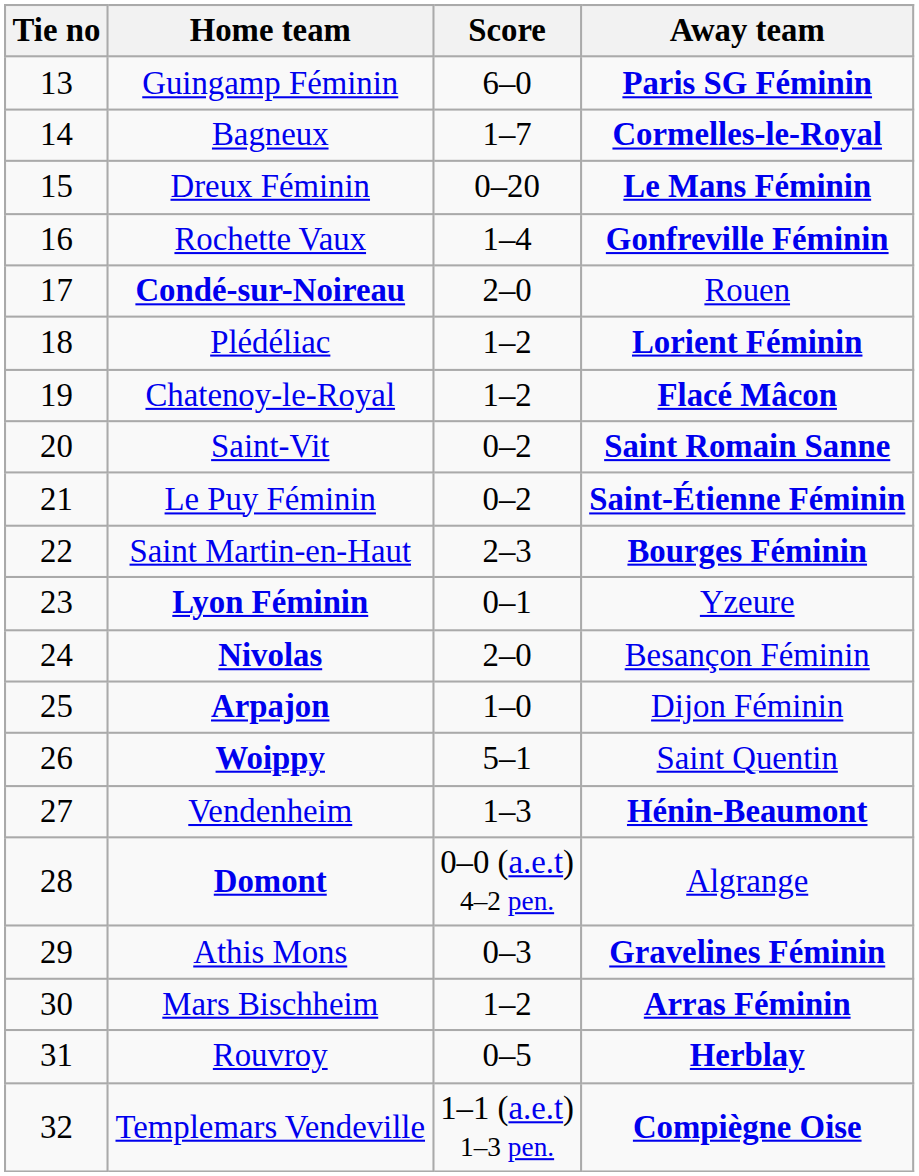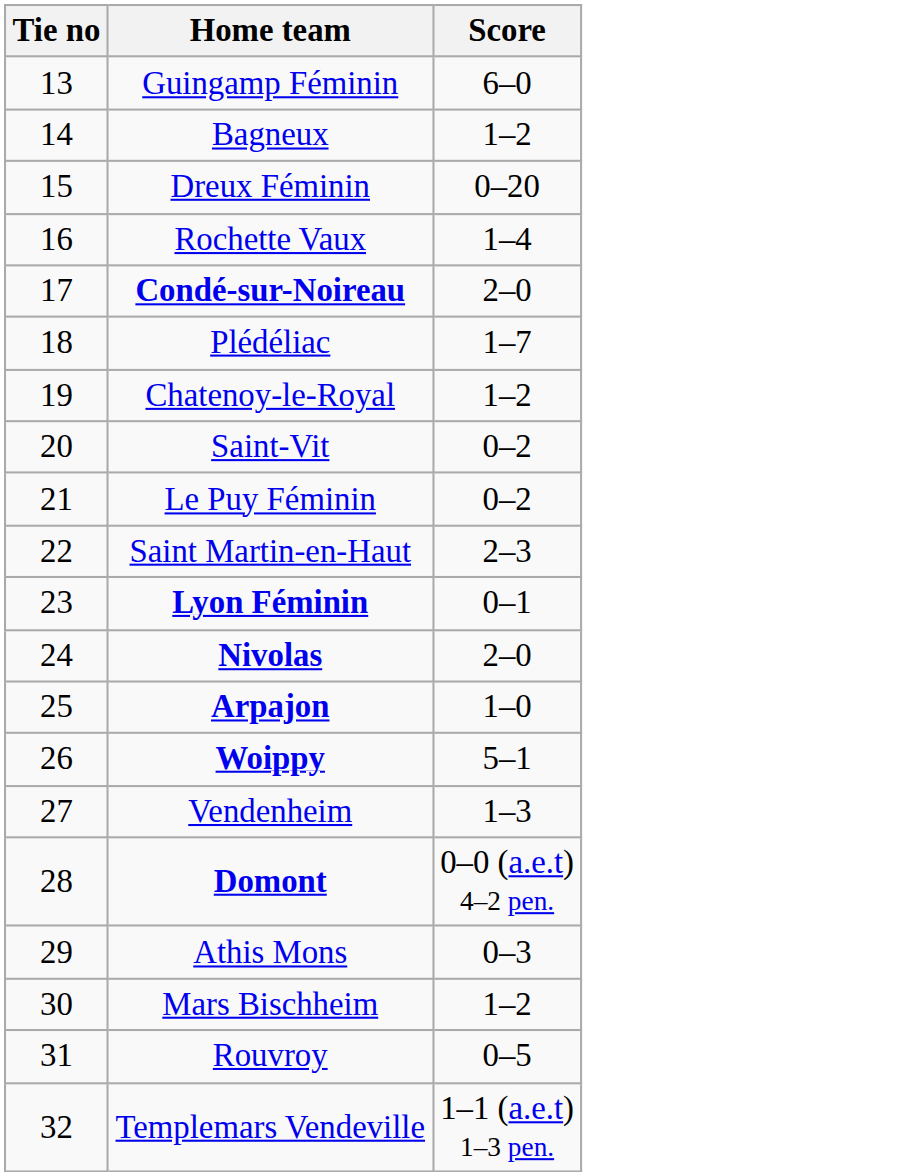- column: (747, 30)
(507, 134) 1–7 -> (507, 134) 1–2
(507, 342) 1–2 -> (507, 342) 1–7
